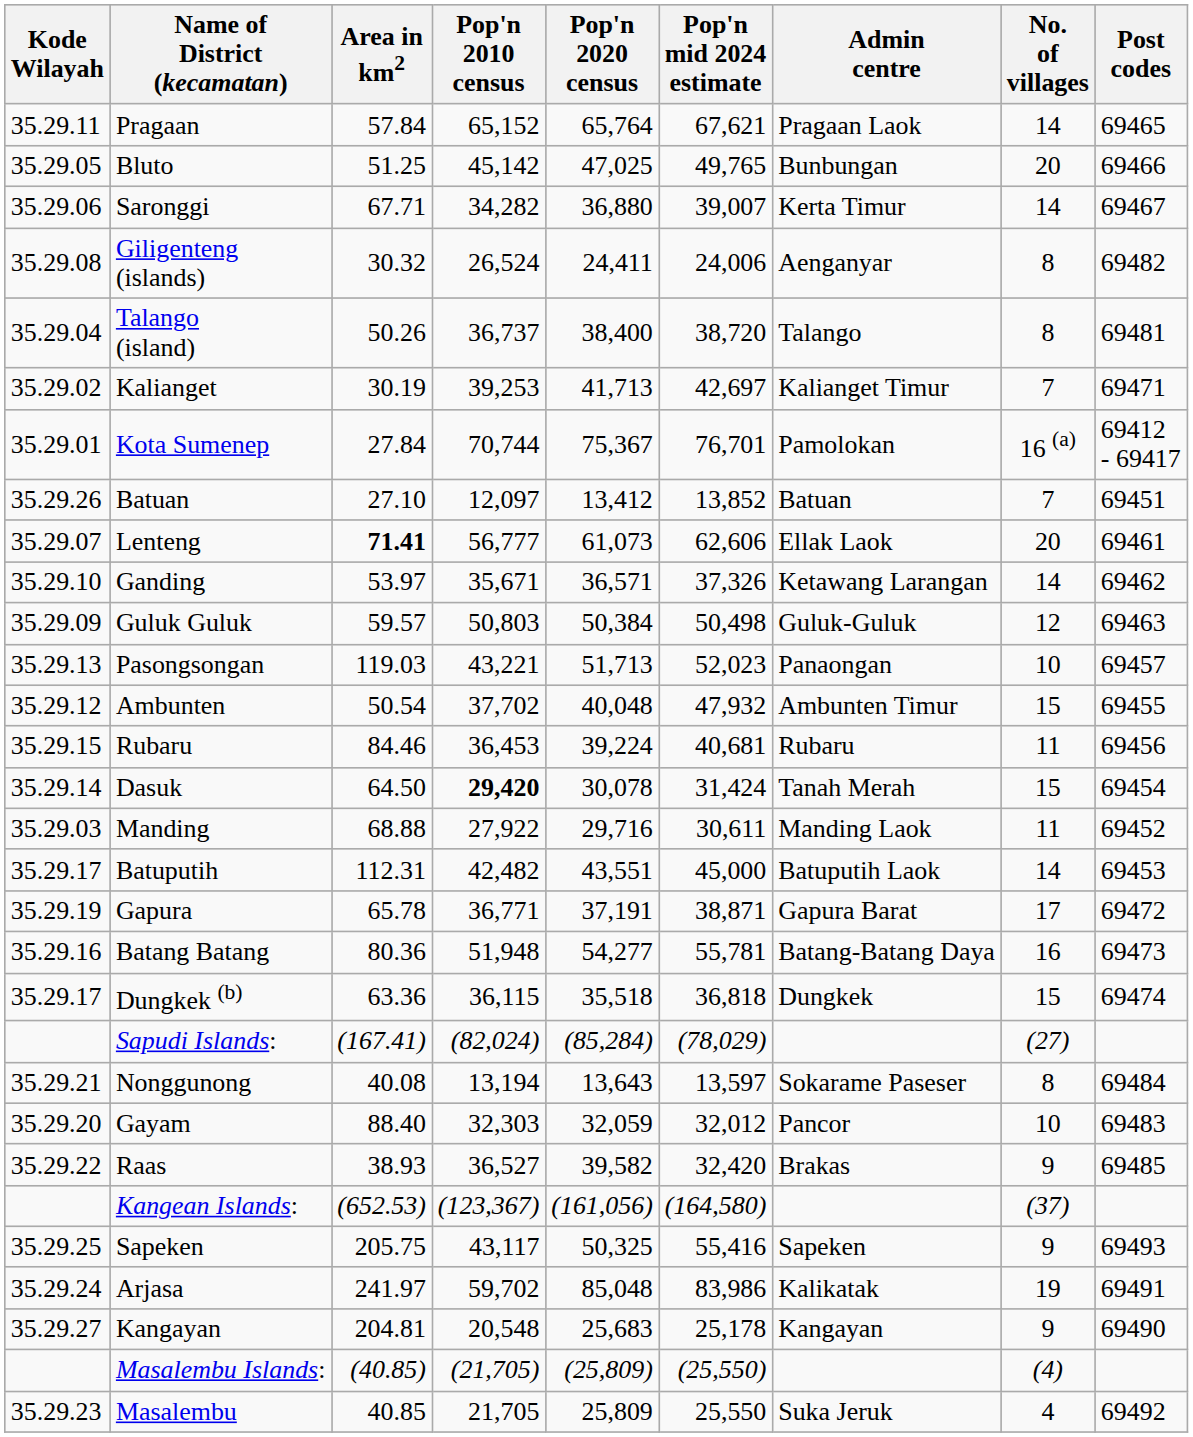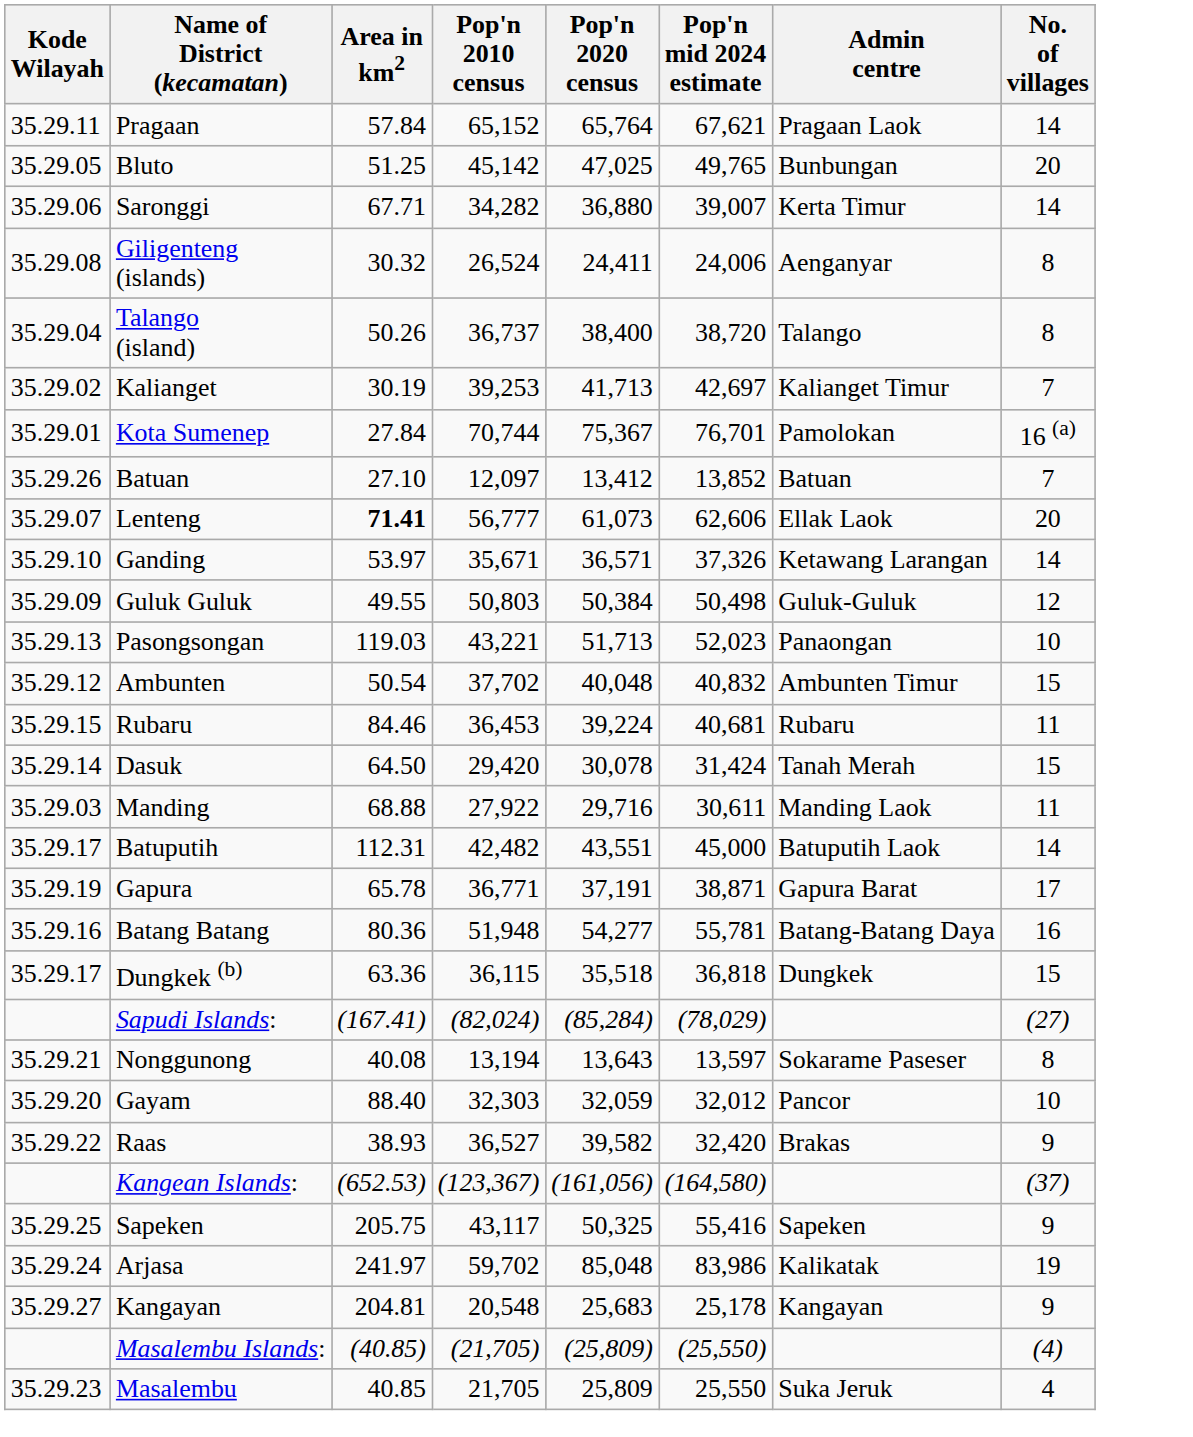- column: (1141, 54)
(397, 623) 59.57 -> (397, 600) 49.55
(731, 705) 47,932 -> (731, 683) 40,832
(504, 787) bold -> (504, 765) normal
